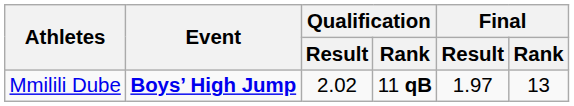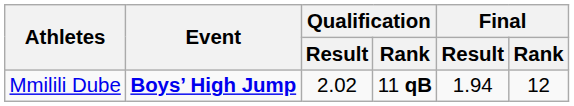(473, 86) 1.97 -> (473, 86) 1.94
(539, 86) 13 -> (539, 86) 12
